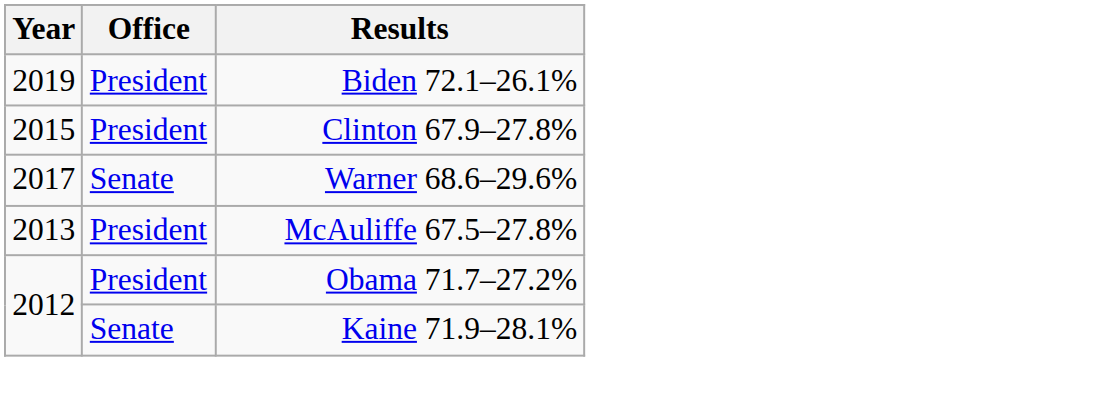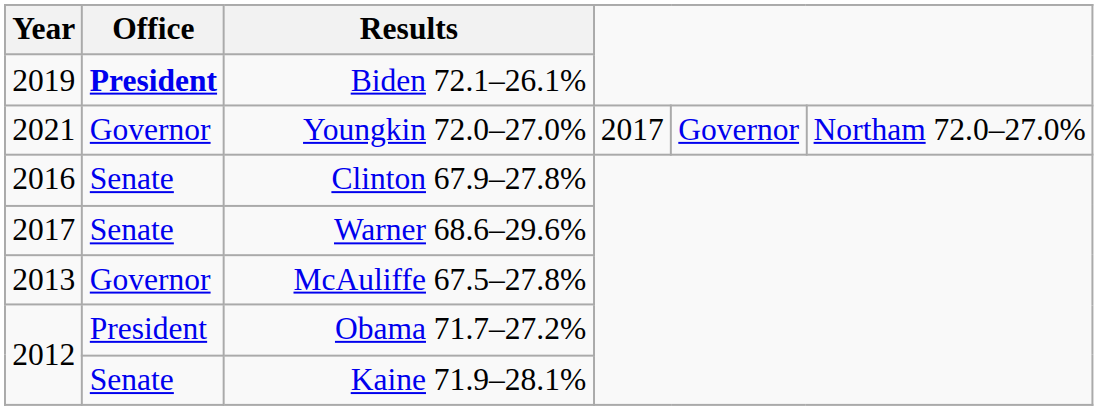(148, 79) normal -> (153, 79) bold
+ row: (445, 129)
(44, 129) 2015 -> (44, 179) 2016
(148, 129) President -> (132, 179) Senate
(148, 229) President -> (150, 279) Governor
